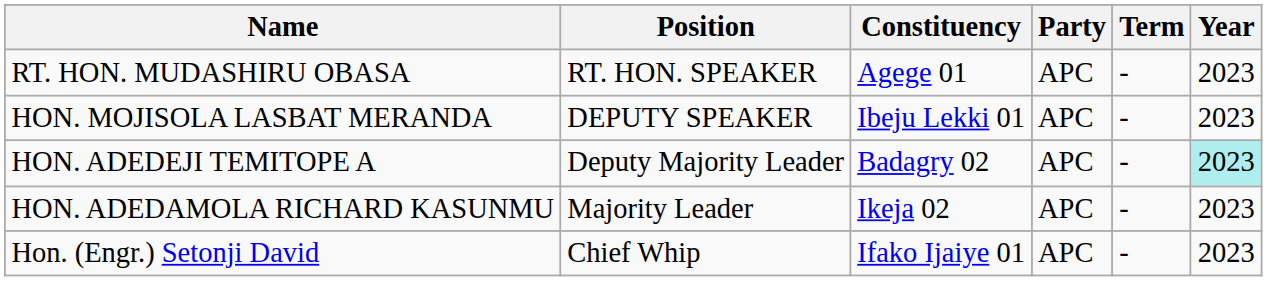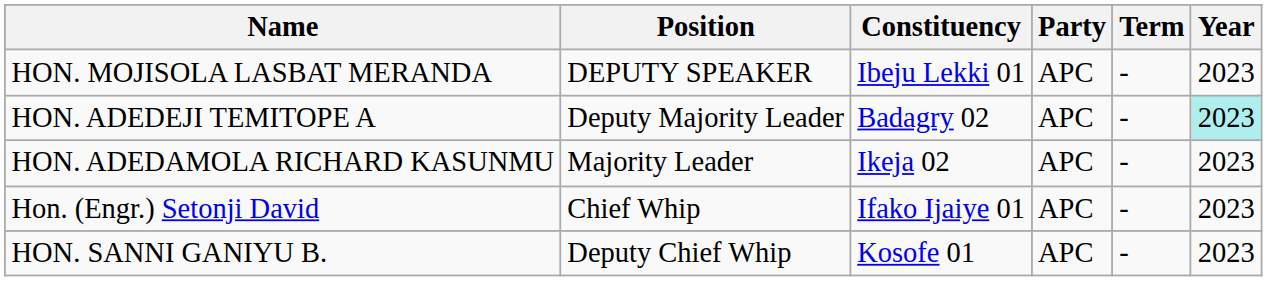- row: (211, 72)
+ row: (169, 252)
